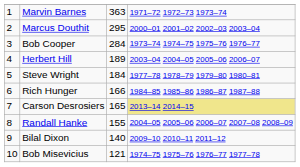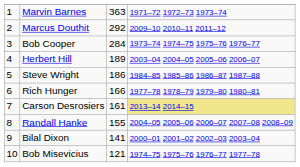(117, 28) 295 -> (117, 28) 292
(195, 28) 2000–01 2001–02 2002–03 2003–04 -> (178, 28) 2009–10 2010–11 2011–12
(117, 75) 184 -> (117, 75) 186
(195, 75) 1977–78 1978–79 1979–80 1980–81 -> (195, 75) 1984–85 1985–86 1986–87 1987–88
(195, 91) 1984–85 1985–86 1986–87 1987–88 -> (195, 91) 1977–78 1978–79 1979–80 1980–81
(117, 106) 165 -> (117, 106) 161
(117, 138) 140 -> (117, 138) 141
(178, 138) 2009–10 2010–11 2011–12 -> (195, 138) 2000–01 2001–02 2002–03 2003–04
